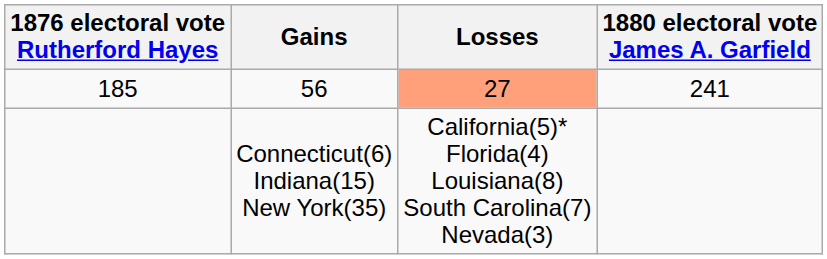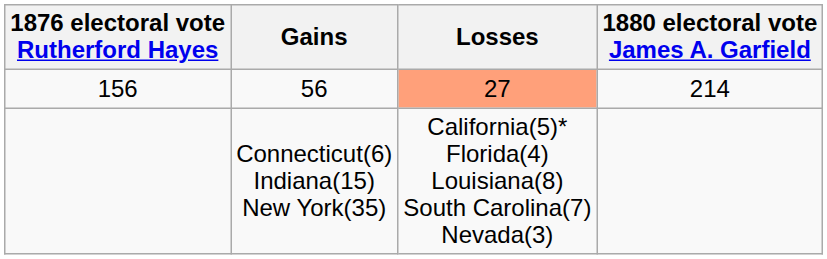(118, 88) 185 -> (118, 88) 156
(710, 88) 241 -> (710, 88) 214
